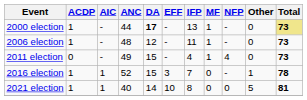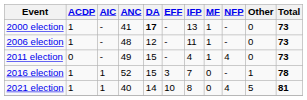(126, 27) 44 -> (126, 27) 41
(283, 27) khaki background -> (283, 27) no background
(227, 88) 0 -> (227, 88) 4
